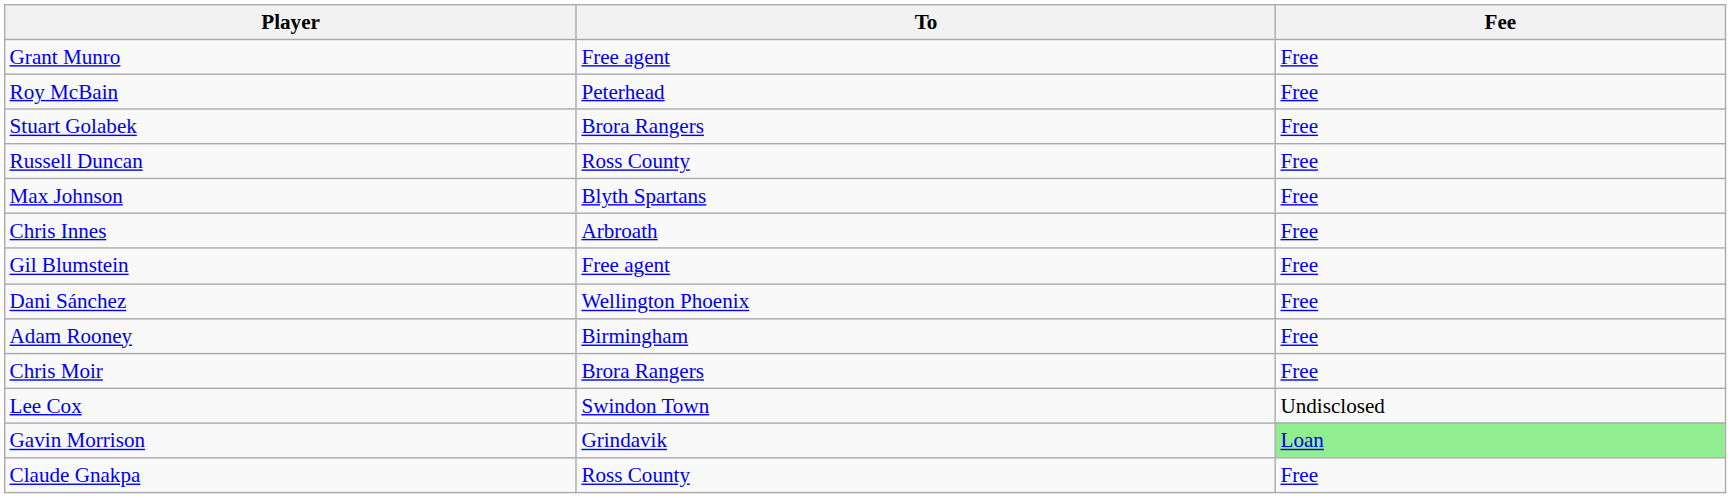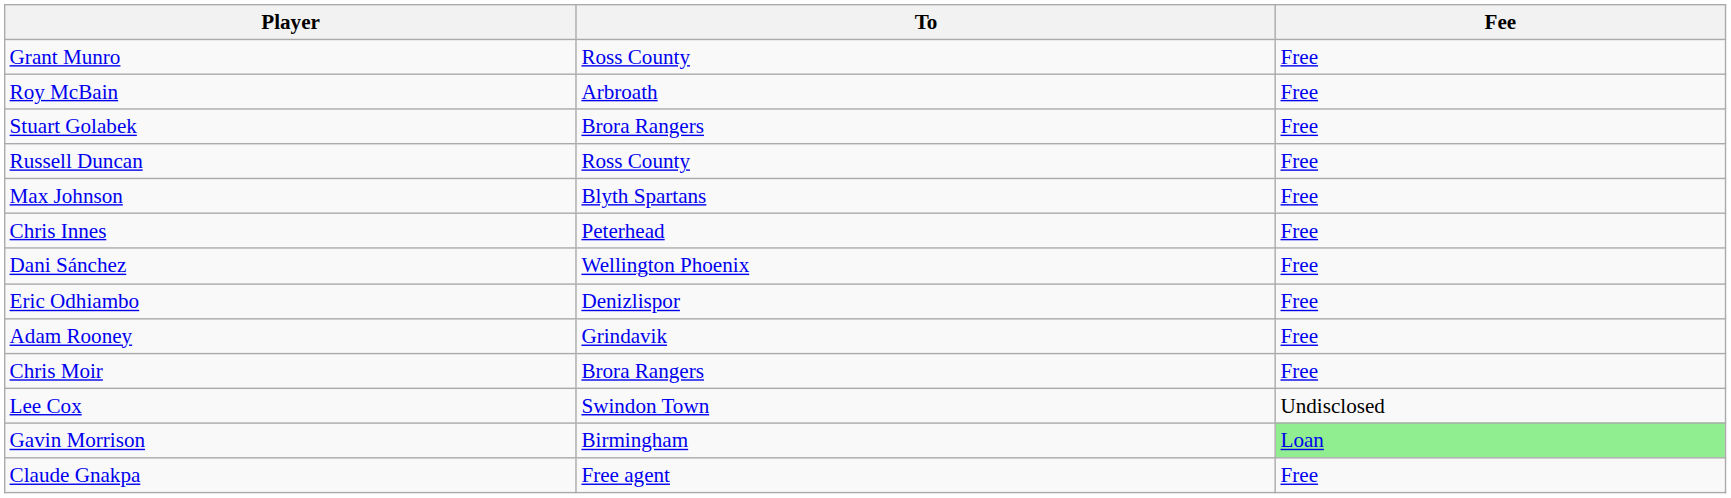(626, 56) Free agent -> (636, 56) Ross County
(623, 91) Peterhead -> (620, 91) Arbroath
(620, 231) Arbroath -> (623, 231) Peterhead
- row: (69, 265)
+ row: (74, 300)
(635, 335) Birmingham -> (624, 335) Grindavik
(624, 440) Grindavik -> (635, 440) Birmingham
(636, 474) Ross County -> (626, 474) Free agent
